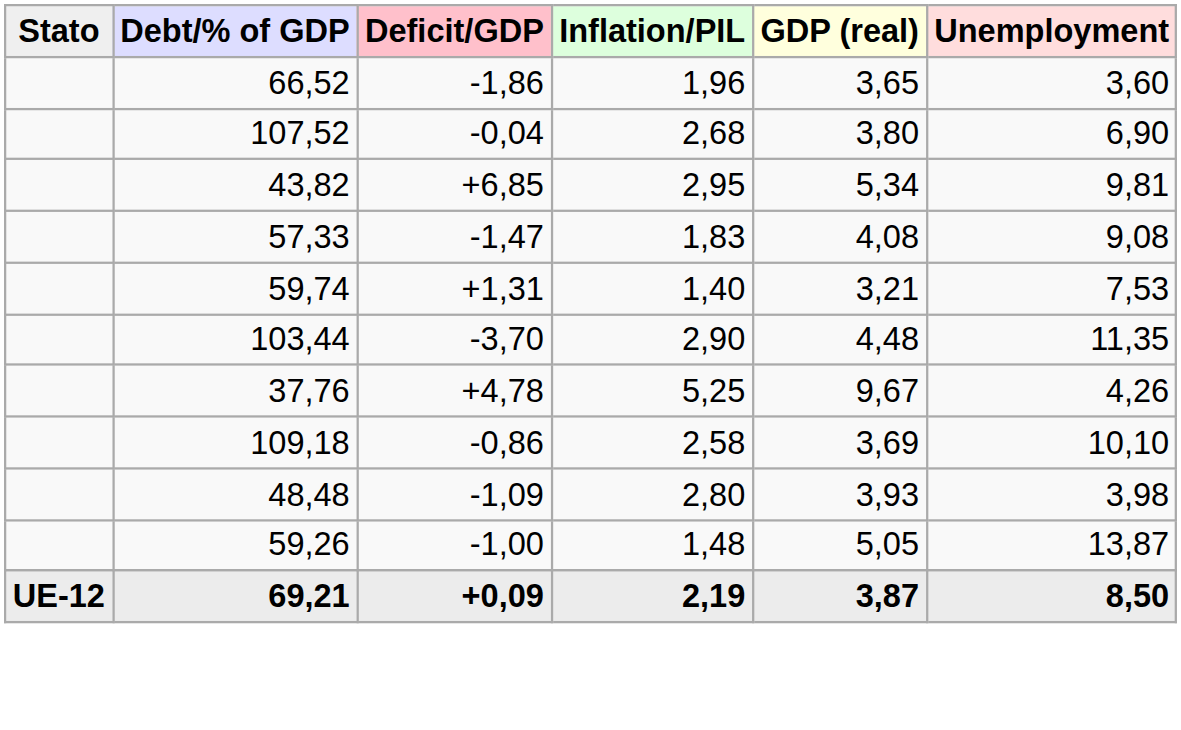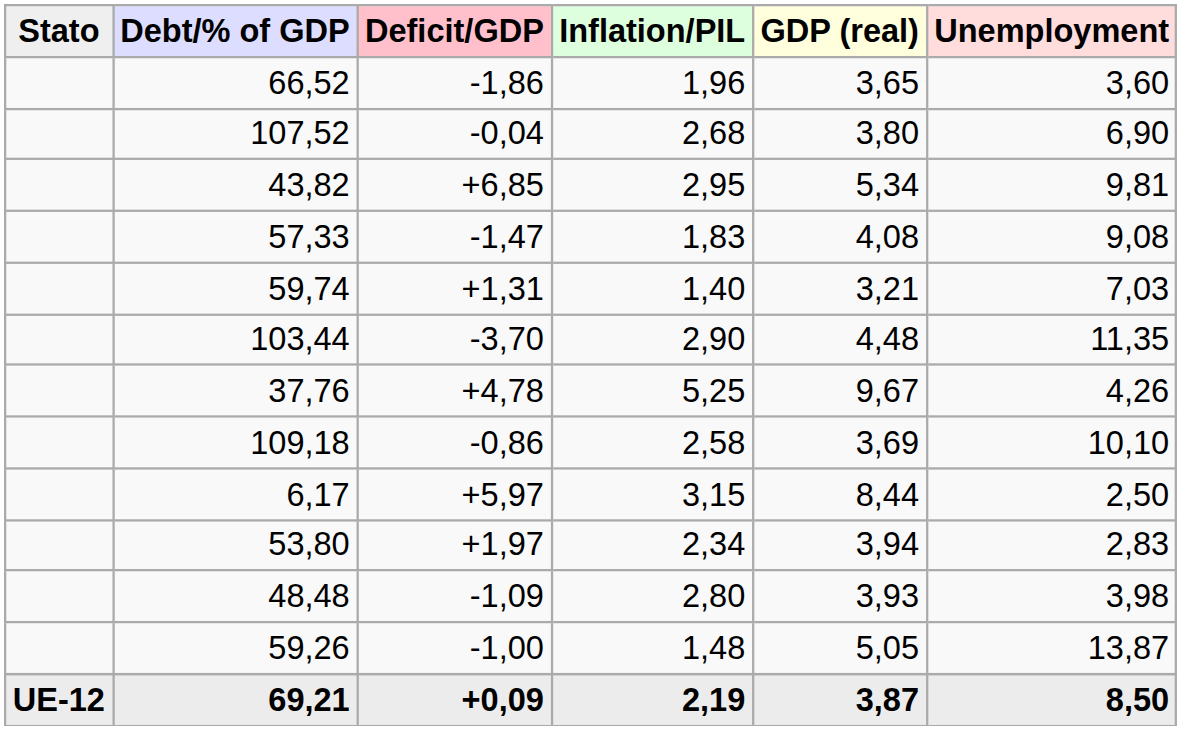(1138, 288) 7,53 -> (1138, 288) 7,03
+ row: (318, 494)
+ row: (309, 545)
